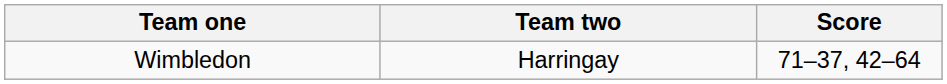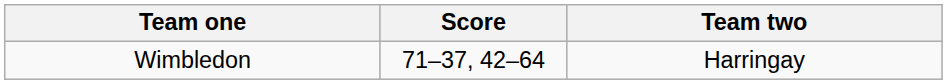columns swapped: (849, 23) <-> (568, 23)
